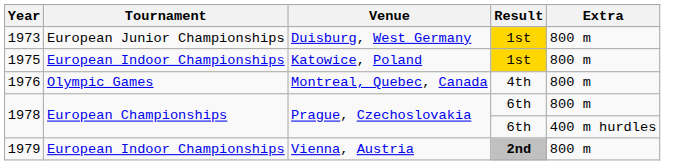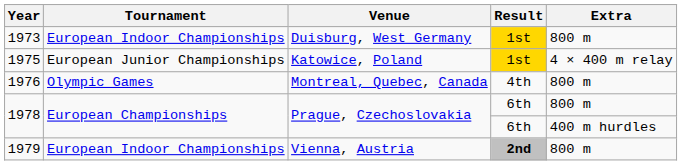(166, 38) European Junior Championships -> (166, 38) European Indoor Championships
(166, 60) European Indoor Championships -> (166, 60) European Junior Championships
(570, 60) 800 m -> (611, 60) 4 × 400 m relay
